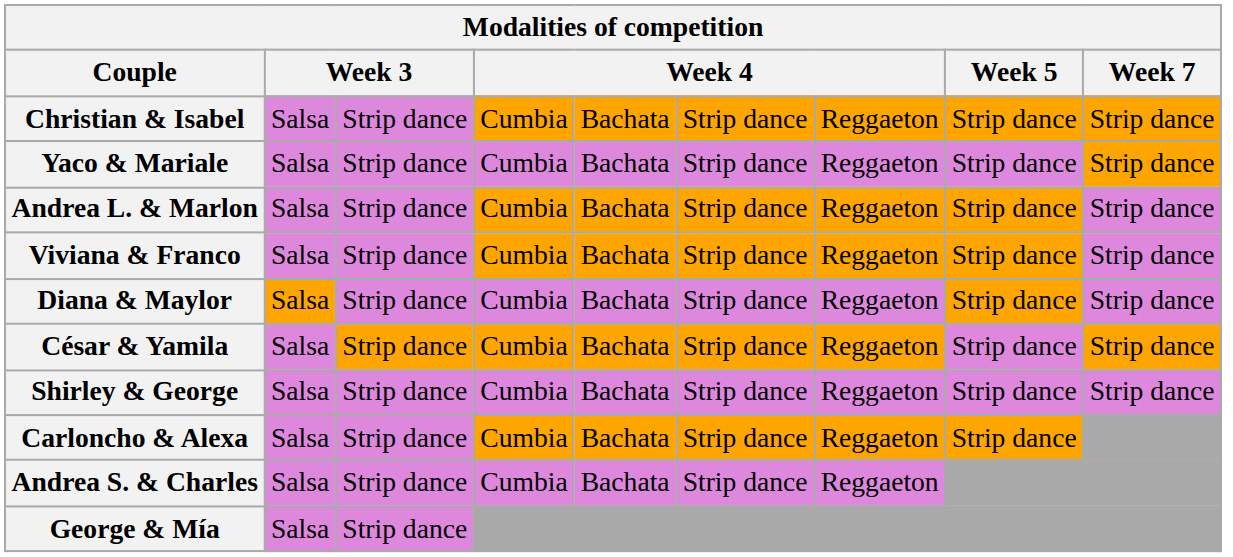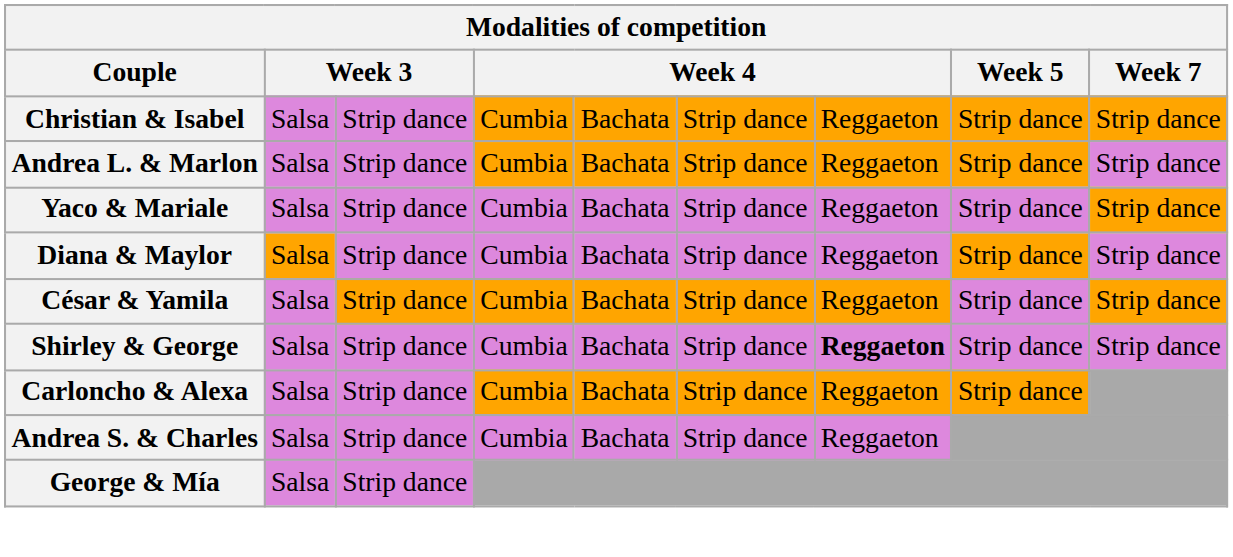rows swapped: (135, 163) <-> (135, 209)
- row: (135, 254)
(880, 391) normal -> (883, 345) bold
